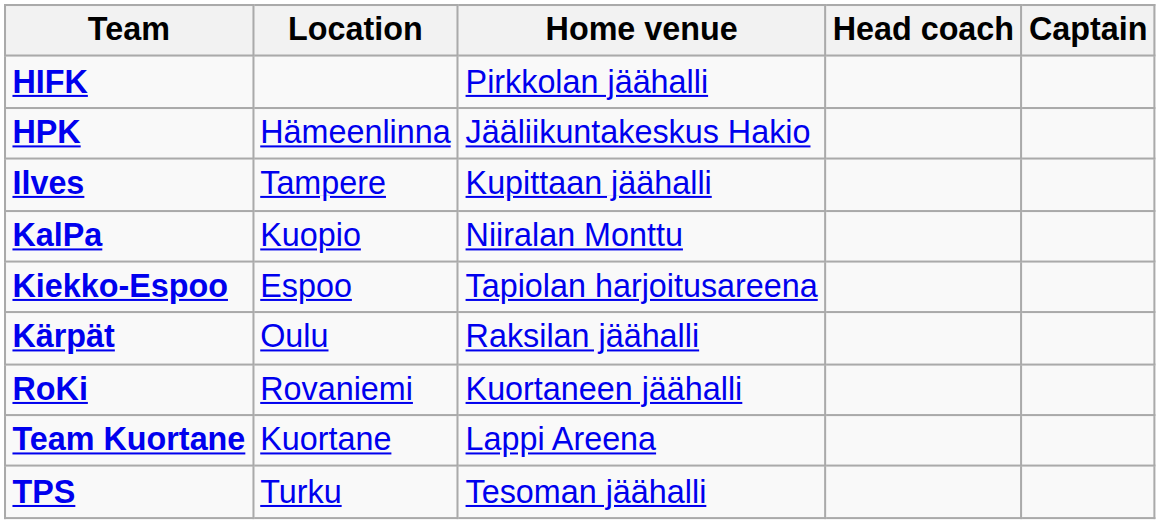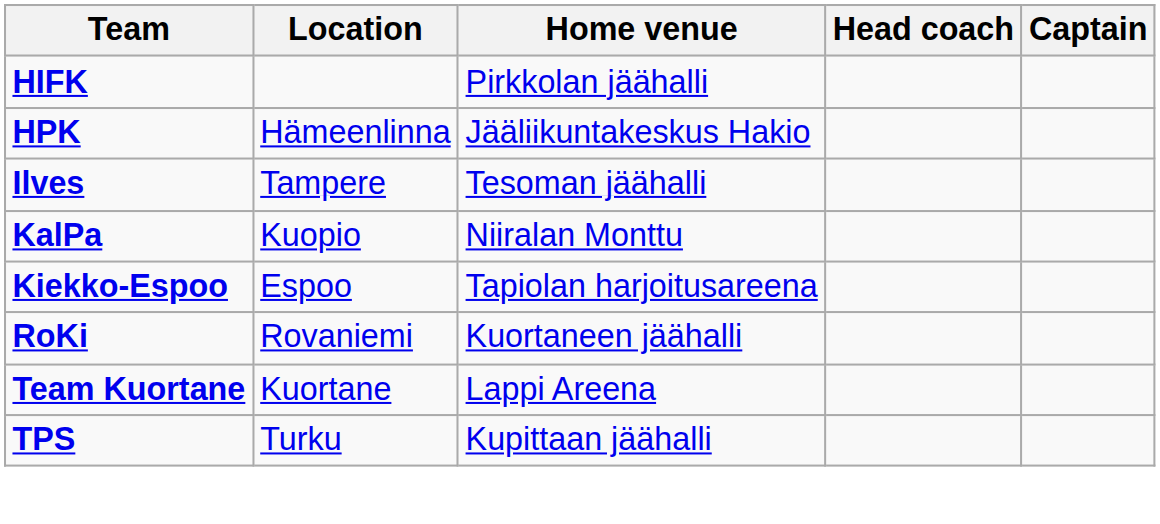(589, 183) Kupittaan jäähalli -> (586, 183) Tesoman jäähalli
- row: (64, 337)
(586, 491) Tesoman jäähalli -> (589, 440) Kupittaan jäähalli
